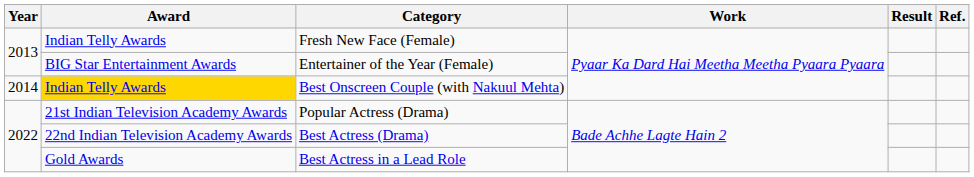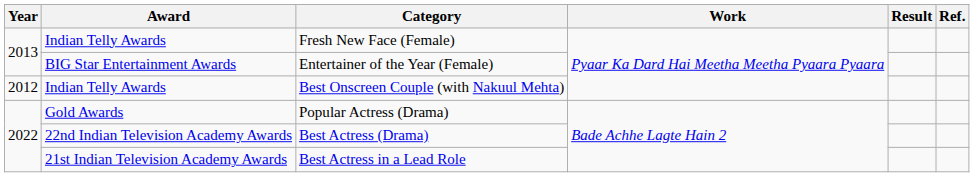(23, 87) 2014 -> (23, 87) 2012
(105, 87) gold background -> (105, 87) no background
(166, 111) 21st Indian Television Academy Awards -> (84, 111) Gold Awards
(84, 159) Gold Awards -> (166, 159) 21st Indian Television Academy Awards
